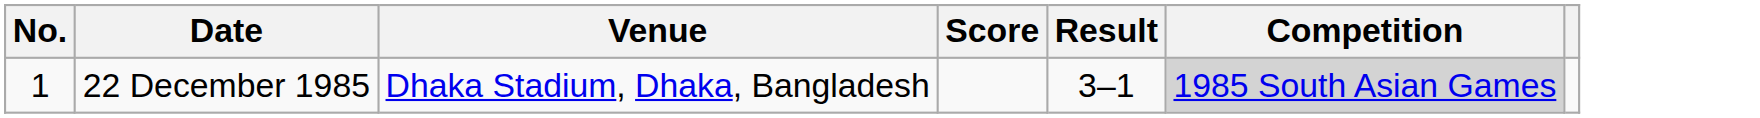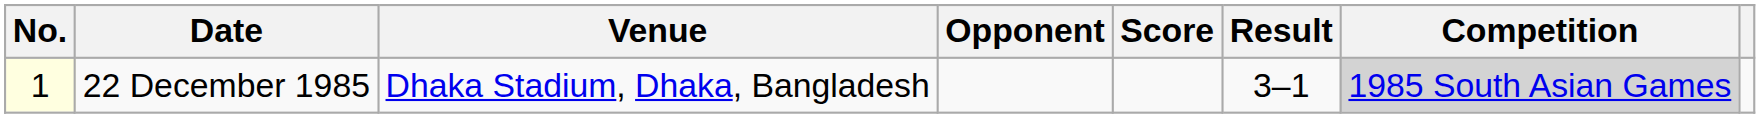+ column: (1025, 31)
(40, 84) no background -> (40, 84) lightyellow background
